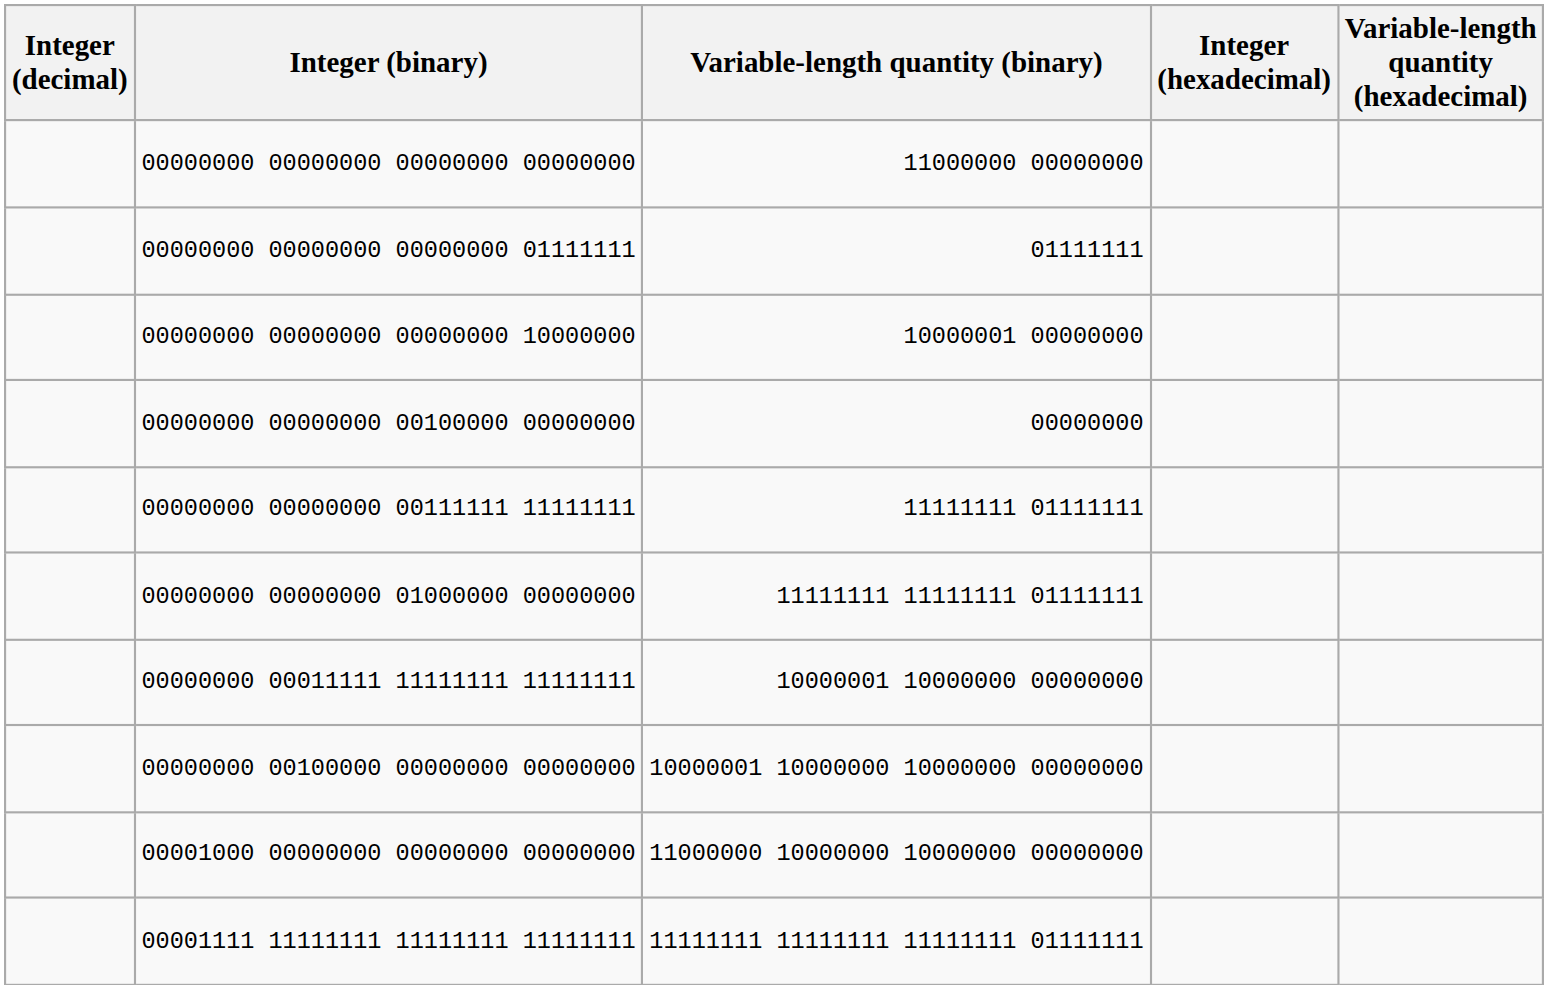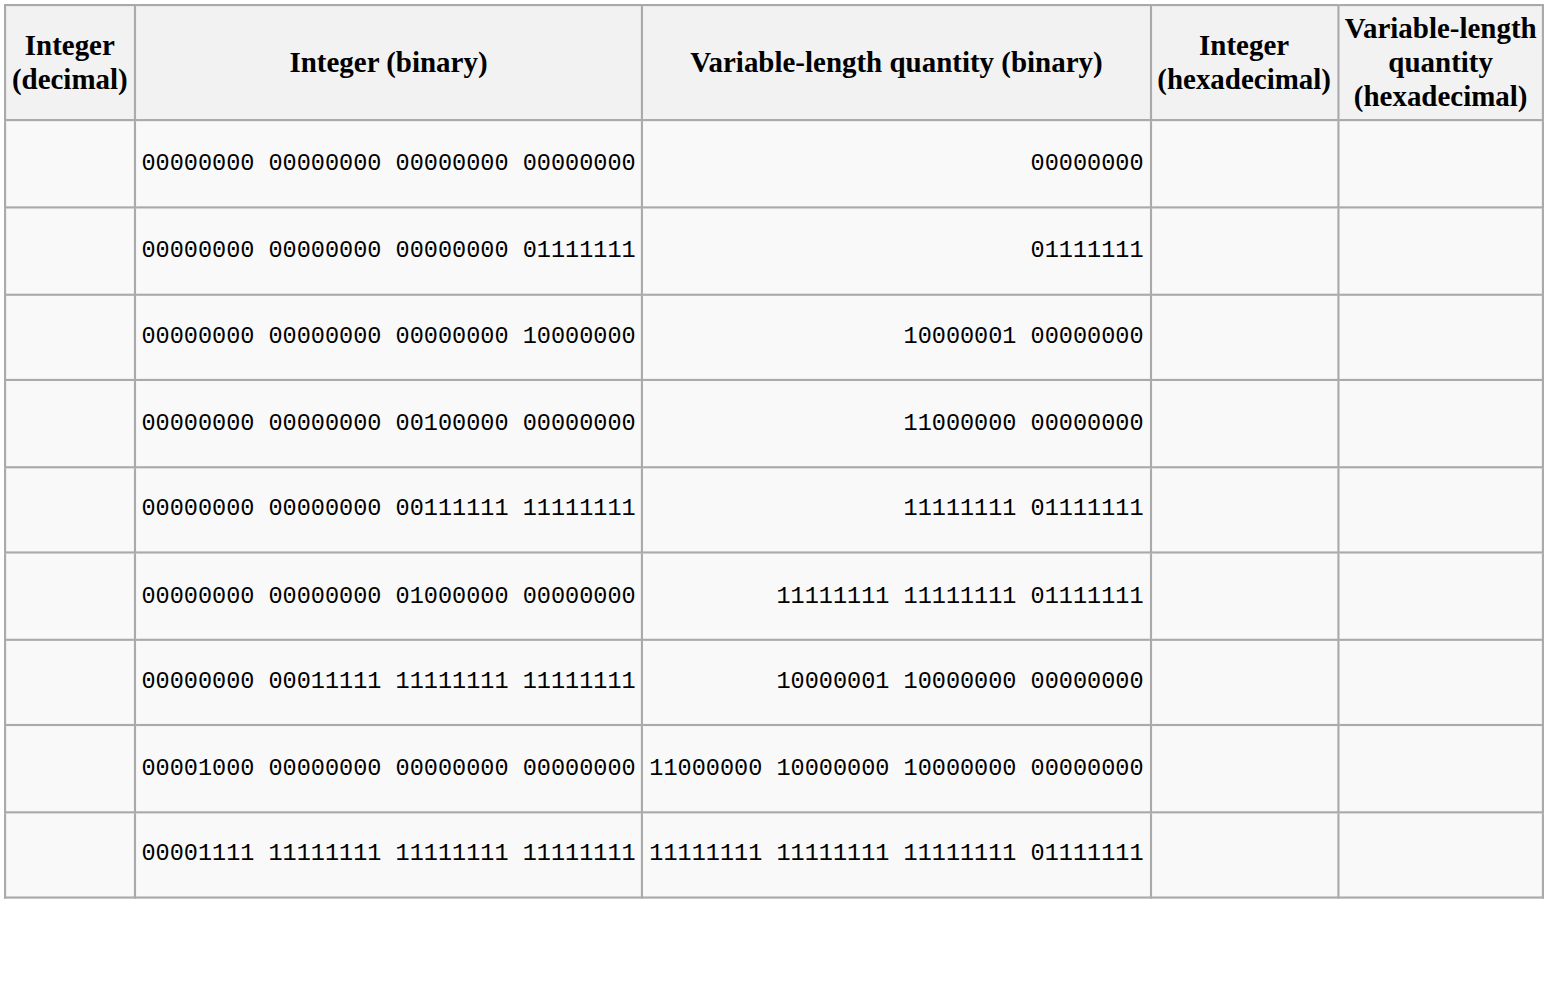(896, 164) 11000000 00000000 -> (896, 164) 00000000
(896, 423) 00000000 -> (896, 423) 11000000 00000000
- row: (389, 768)
